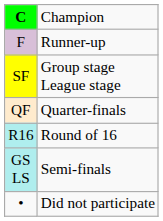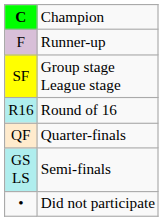rows swapped: (21, 109) <-> (21, 135)
